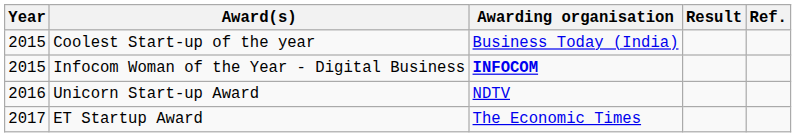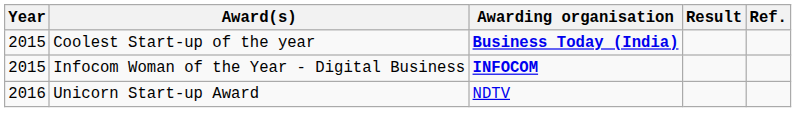(576, 43) normal -> (576, 43) bold
- row: (128, 119)
